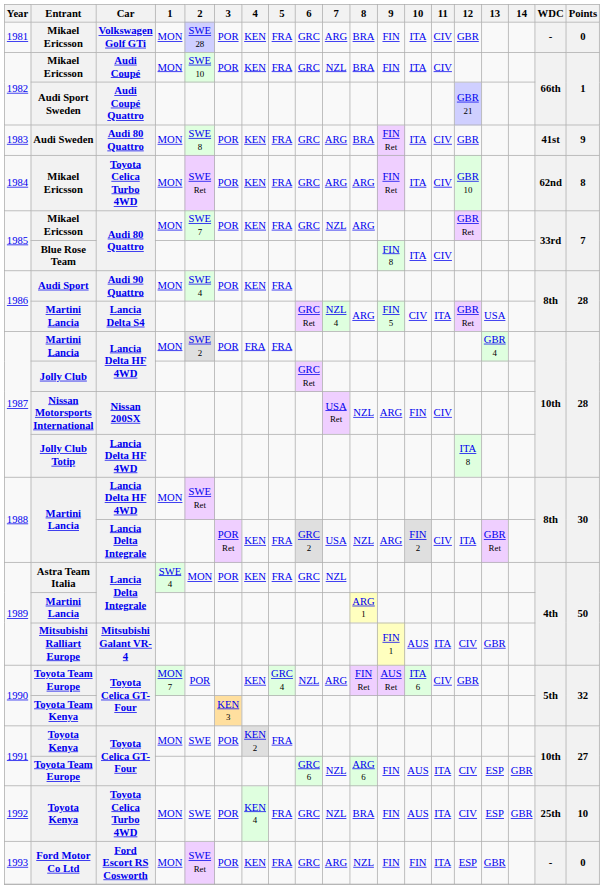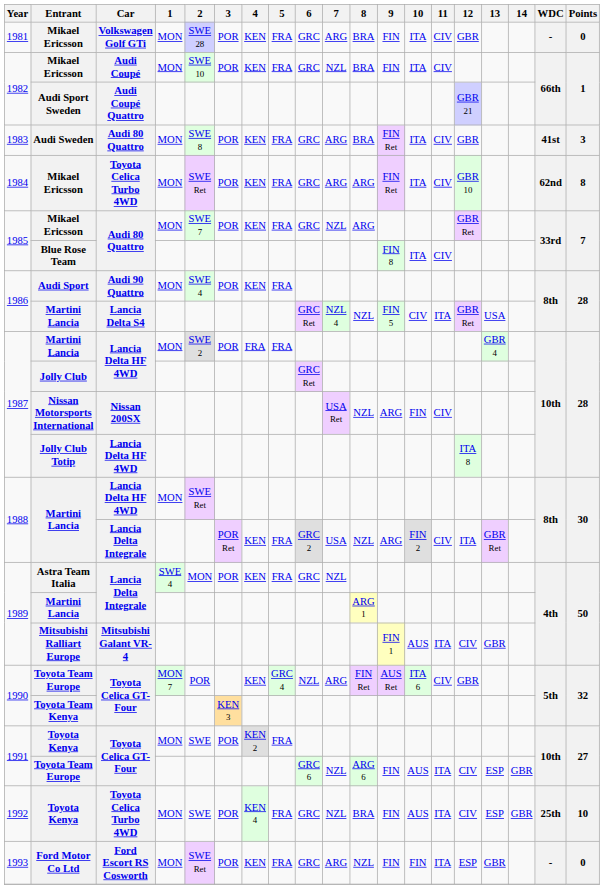(583, 140) 9 -> (583, 140) 3
(364, 316) ARG -> (364, 316) NZL
